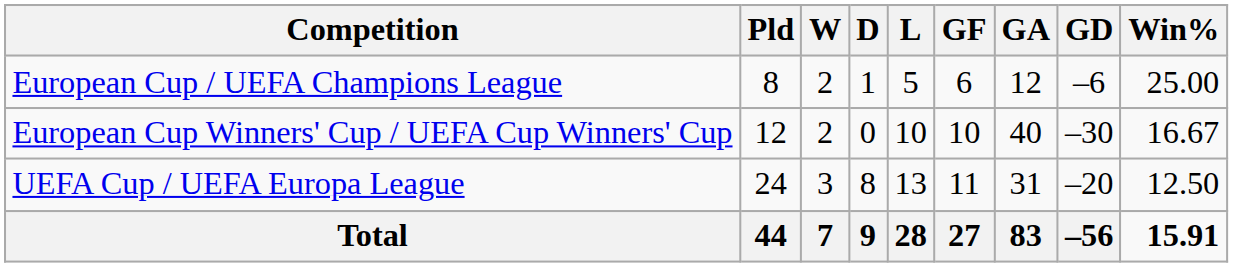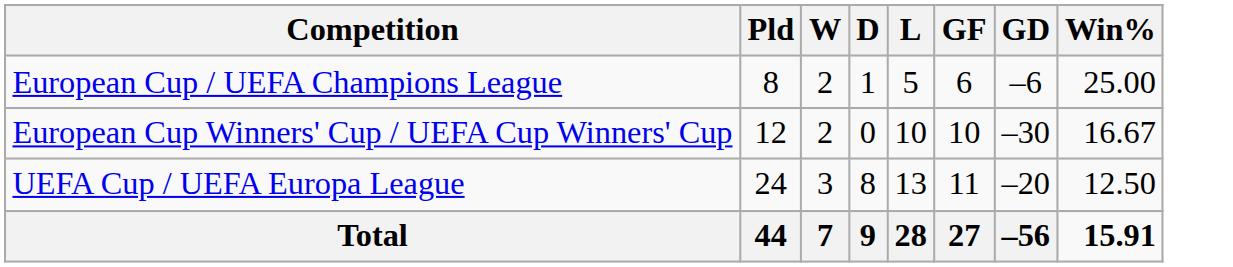- column: (1026, 30)
